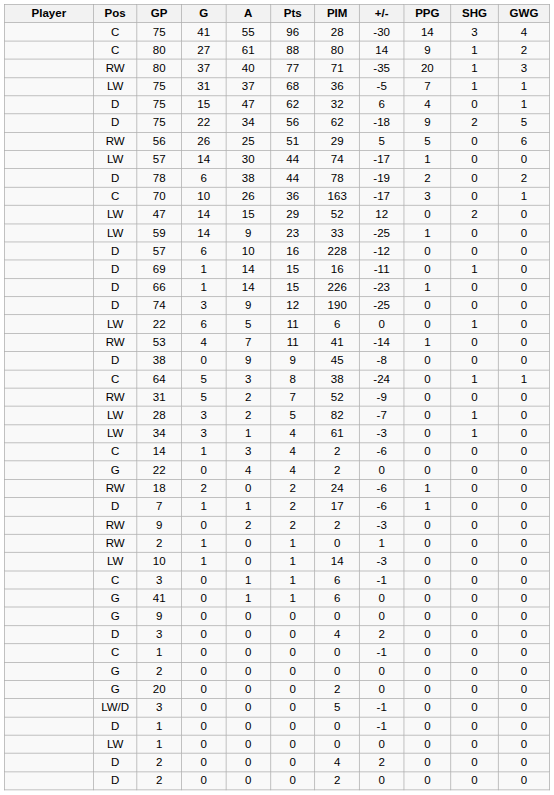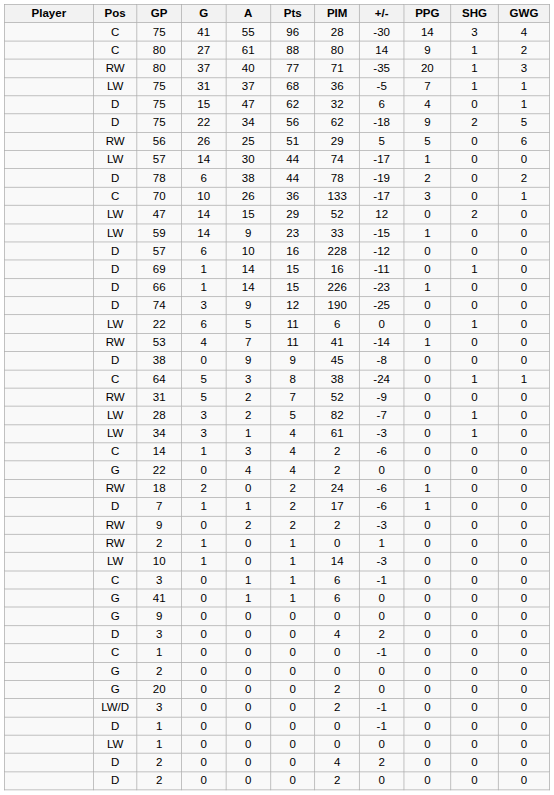(337, 196) 163 -> (337, 196) 133
(382, 232) -25 -> (382, 232) -15
(337, 707) 5 -> (337, 707) 2
